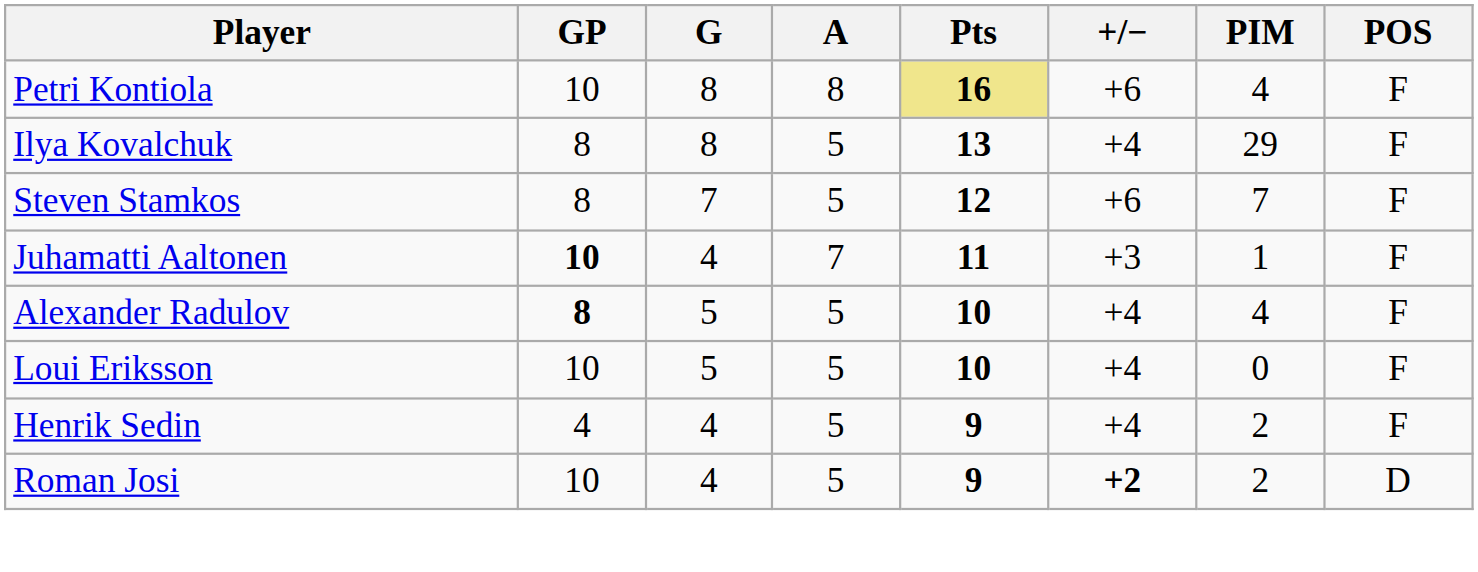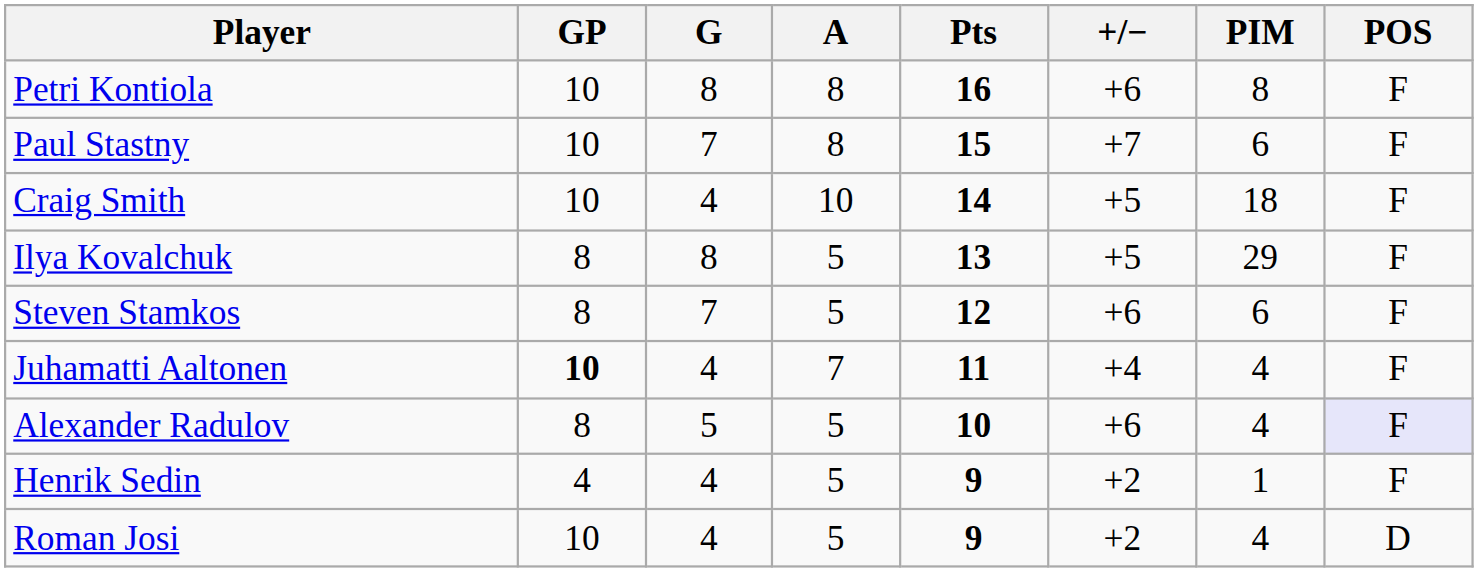(973, 88) khaki background -> (973, 88) no background
(1260, 88) 4 -> (1260, 88) 8
+ row: (101, 144)
+ row: (99, 200)
(1122, 144) +4 -> (1122, 256) +5
(1260, 200) 7 -> (1260, 312) 6
(1122, 256) +3 -> (1122, 369) +4
(1260, 256) 1 -> (1260, 369) 4
(582, 312) bold -> (582, 425) normal
(1122, 312) +4 -> (1122, 425) +6
(1398, 312) no background -> (1398, 425) lavender background
- row: (113, 369)
(1122, 425) +4 -> (1122, 481) +2
(1260, 425) 2 -> (1260, 481) 1
(1122, 481) bold -> (1122, 537) normal
(1260, 481) 2 -> (1260, 537) 4
